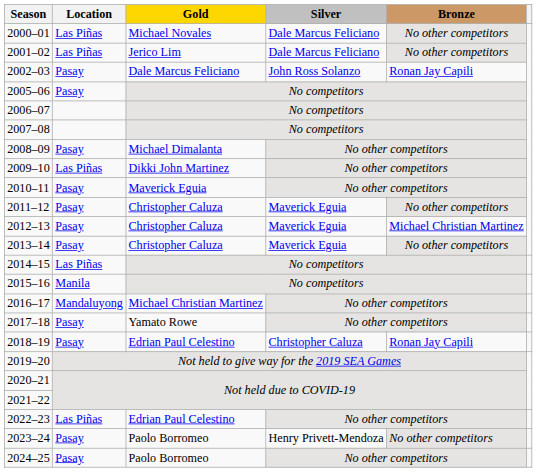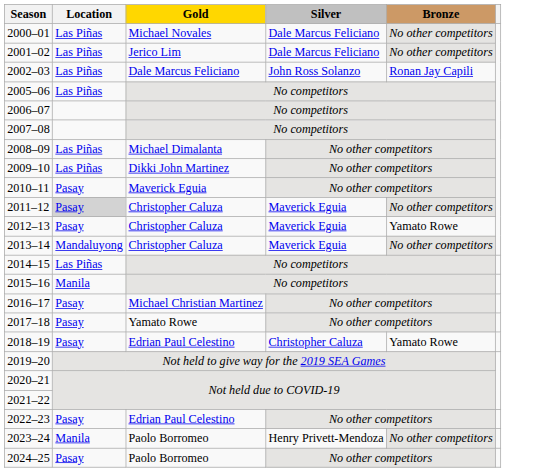(70, 71) Pasay -> (79, 71) Las Piñas
(70, 91) Pasay -> (79, 91) Las Piñas
(70, 149) Pasay -> (79, 149) Las Piñas
(70, 206) no background -> (70, 206) lightgrey background
(456, 226) Michael Christian Martinez -> (424, 226) Yamato Rowe
(70, 245) Pasay -> (89, 245) Mandaluyong
(89, 303) Mandaluyong -> (70, 303) Pasay
(431, 341) Ronan Jay Capili -> (424, 341) Yamato Rowe
(79, 419) Las Piñas -> (70, 419) Pasay
(70, 438) Pasay -> (73, 438) Manila
